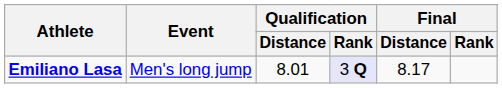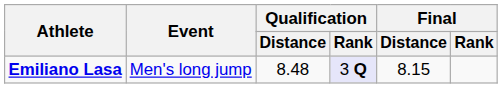(293, 70) 8.01 -> (293, 70) 8.48
(414, 70) 8.17 -> (414, 70) 8.15
